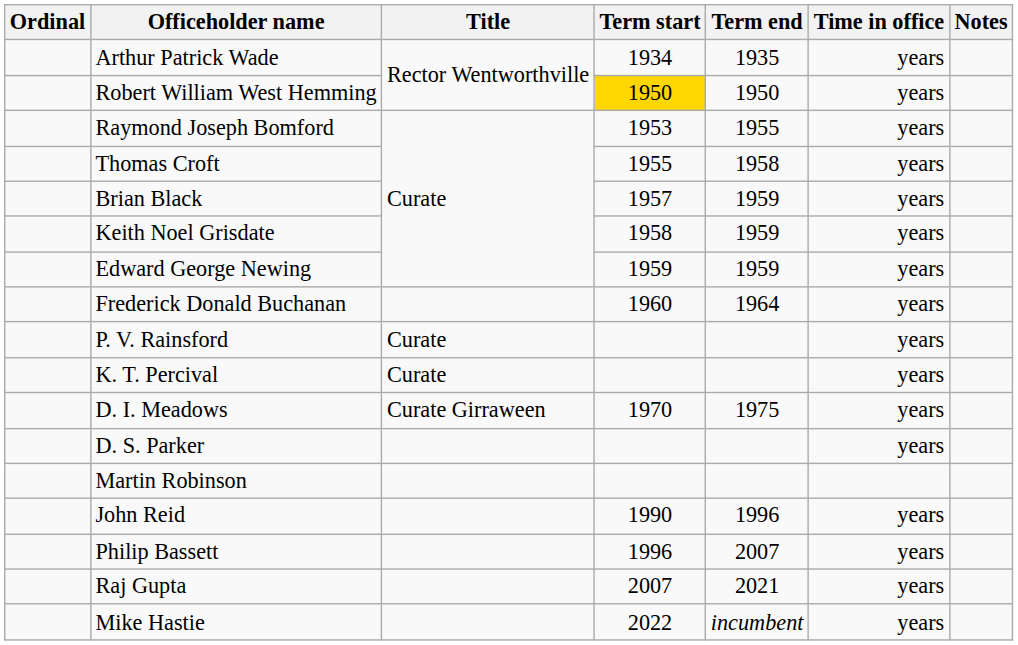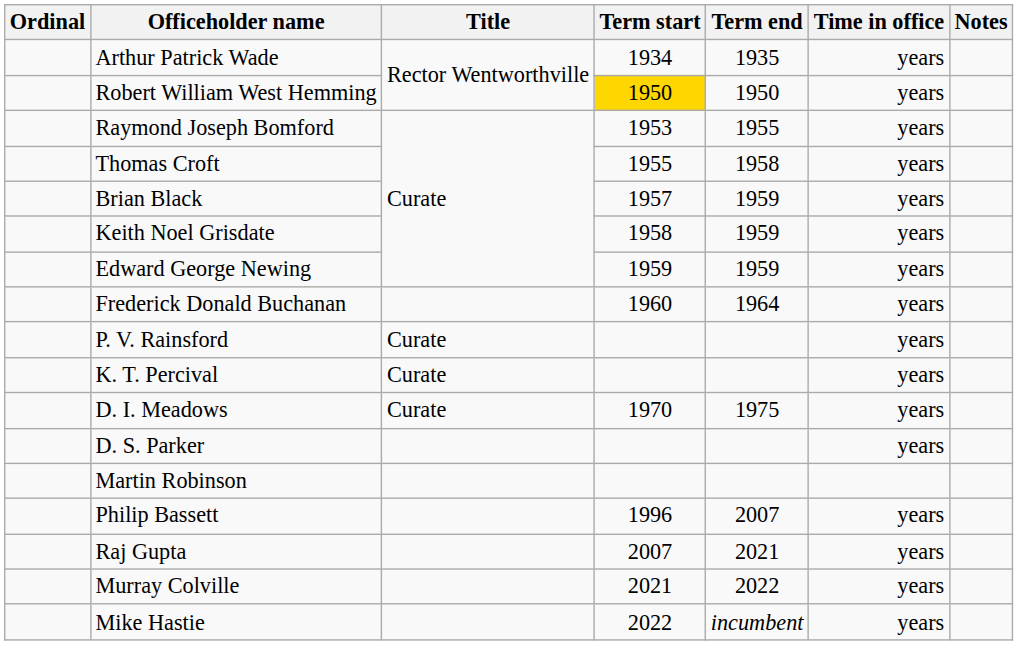(466, 410) Curate Girraween -> (417, 410) Curate
- row: (140, 515)
+ row: (167, 586)
